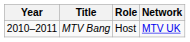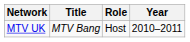columns swapped: (32, 12) <-> (162, 12)
